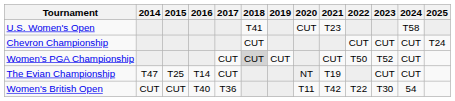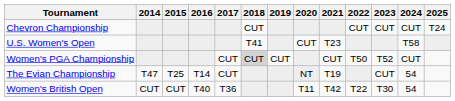rows swapped: (57, 43) <-> (51, 28)
(411, 74) CUT -> (411, 74) 54
